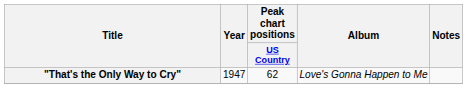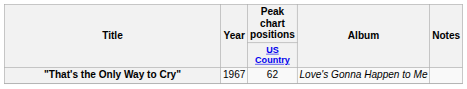(234, 75) 1947 -> (234, 75) 1967
